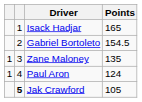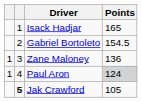(113, 58) 135 -> (113, 58) 136
(113, 73) no background -> (113, 73) lightgrey background
